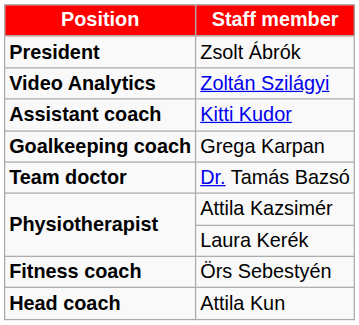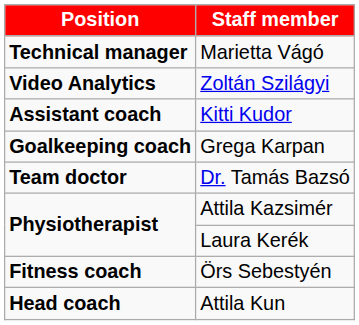- row: (250, 51)
+ row: (262, 51)
